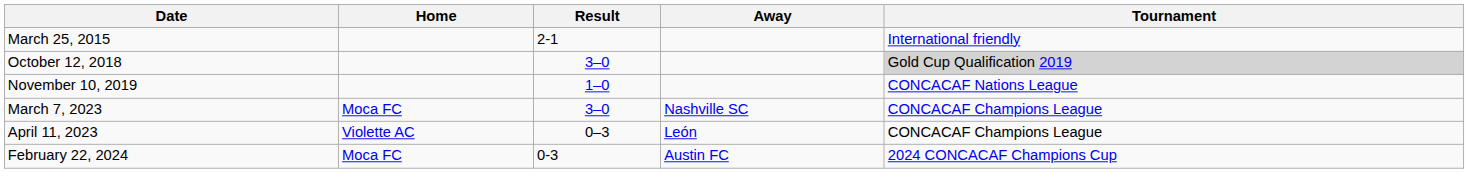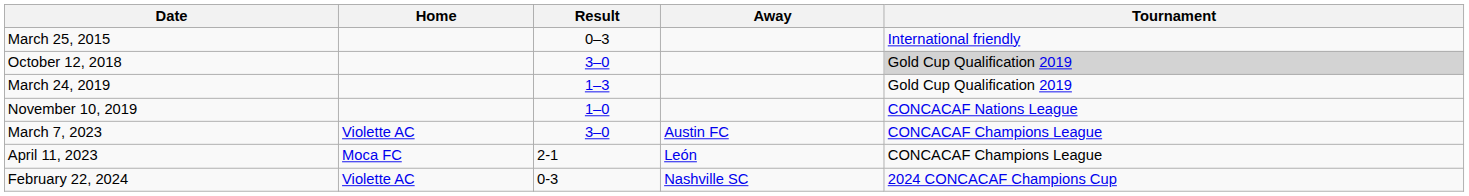(548, 39) 2-1 -> (597, 39) 0–3
+ row: (59, 86)
(372, 109) Moca FC -> (378, 132) Violette AC
(706, 109) Nashville SC -> (696, 132) Austin FC
(378, 132) Violette AC -> (372, 156) Moca FC
(597, 132) 0–3 -> (548, 156) 2-1
(372, 156) Moca FC -> (378, 179) Violette AC
(696, 156) Austin FC -> (706, 179) Nashville SC
